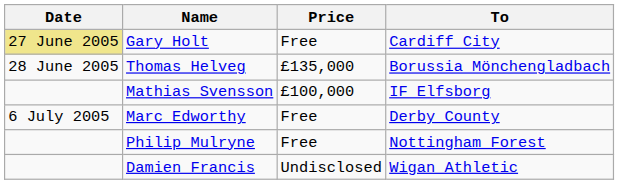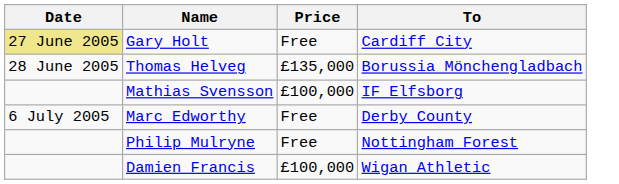(331, 167) Undisclosed -> (317, 167) £100,000
